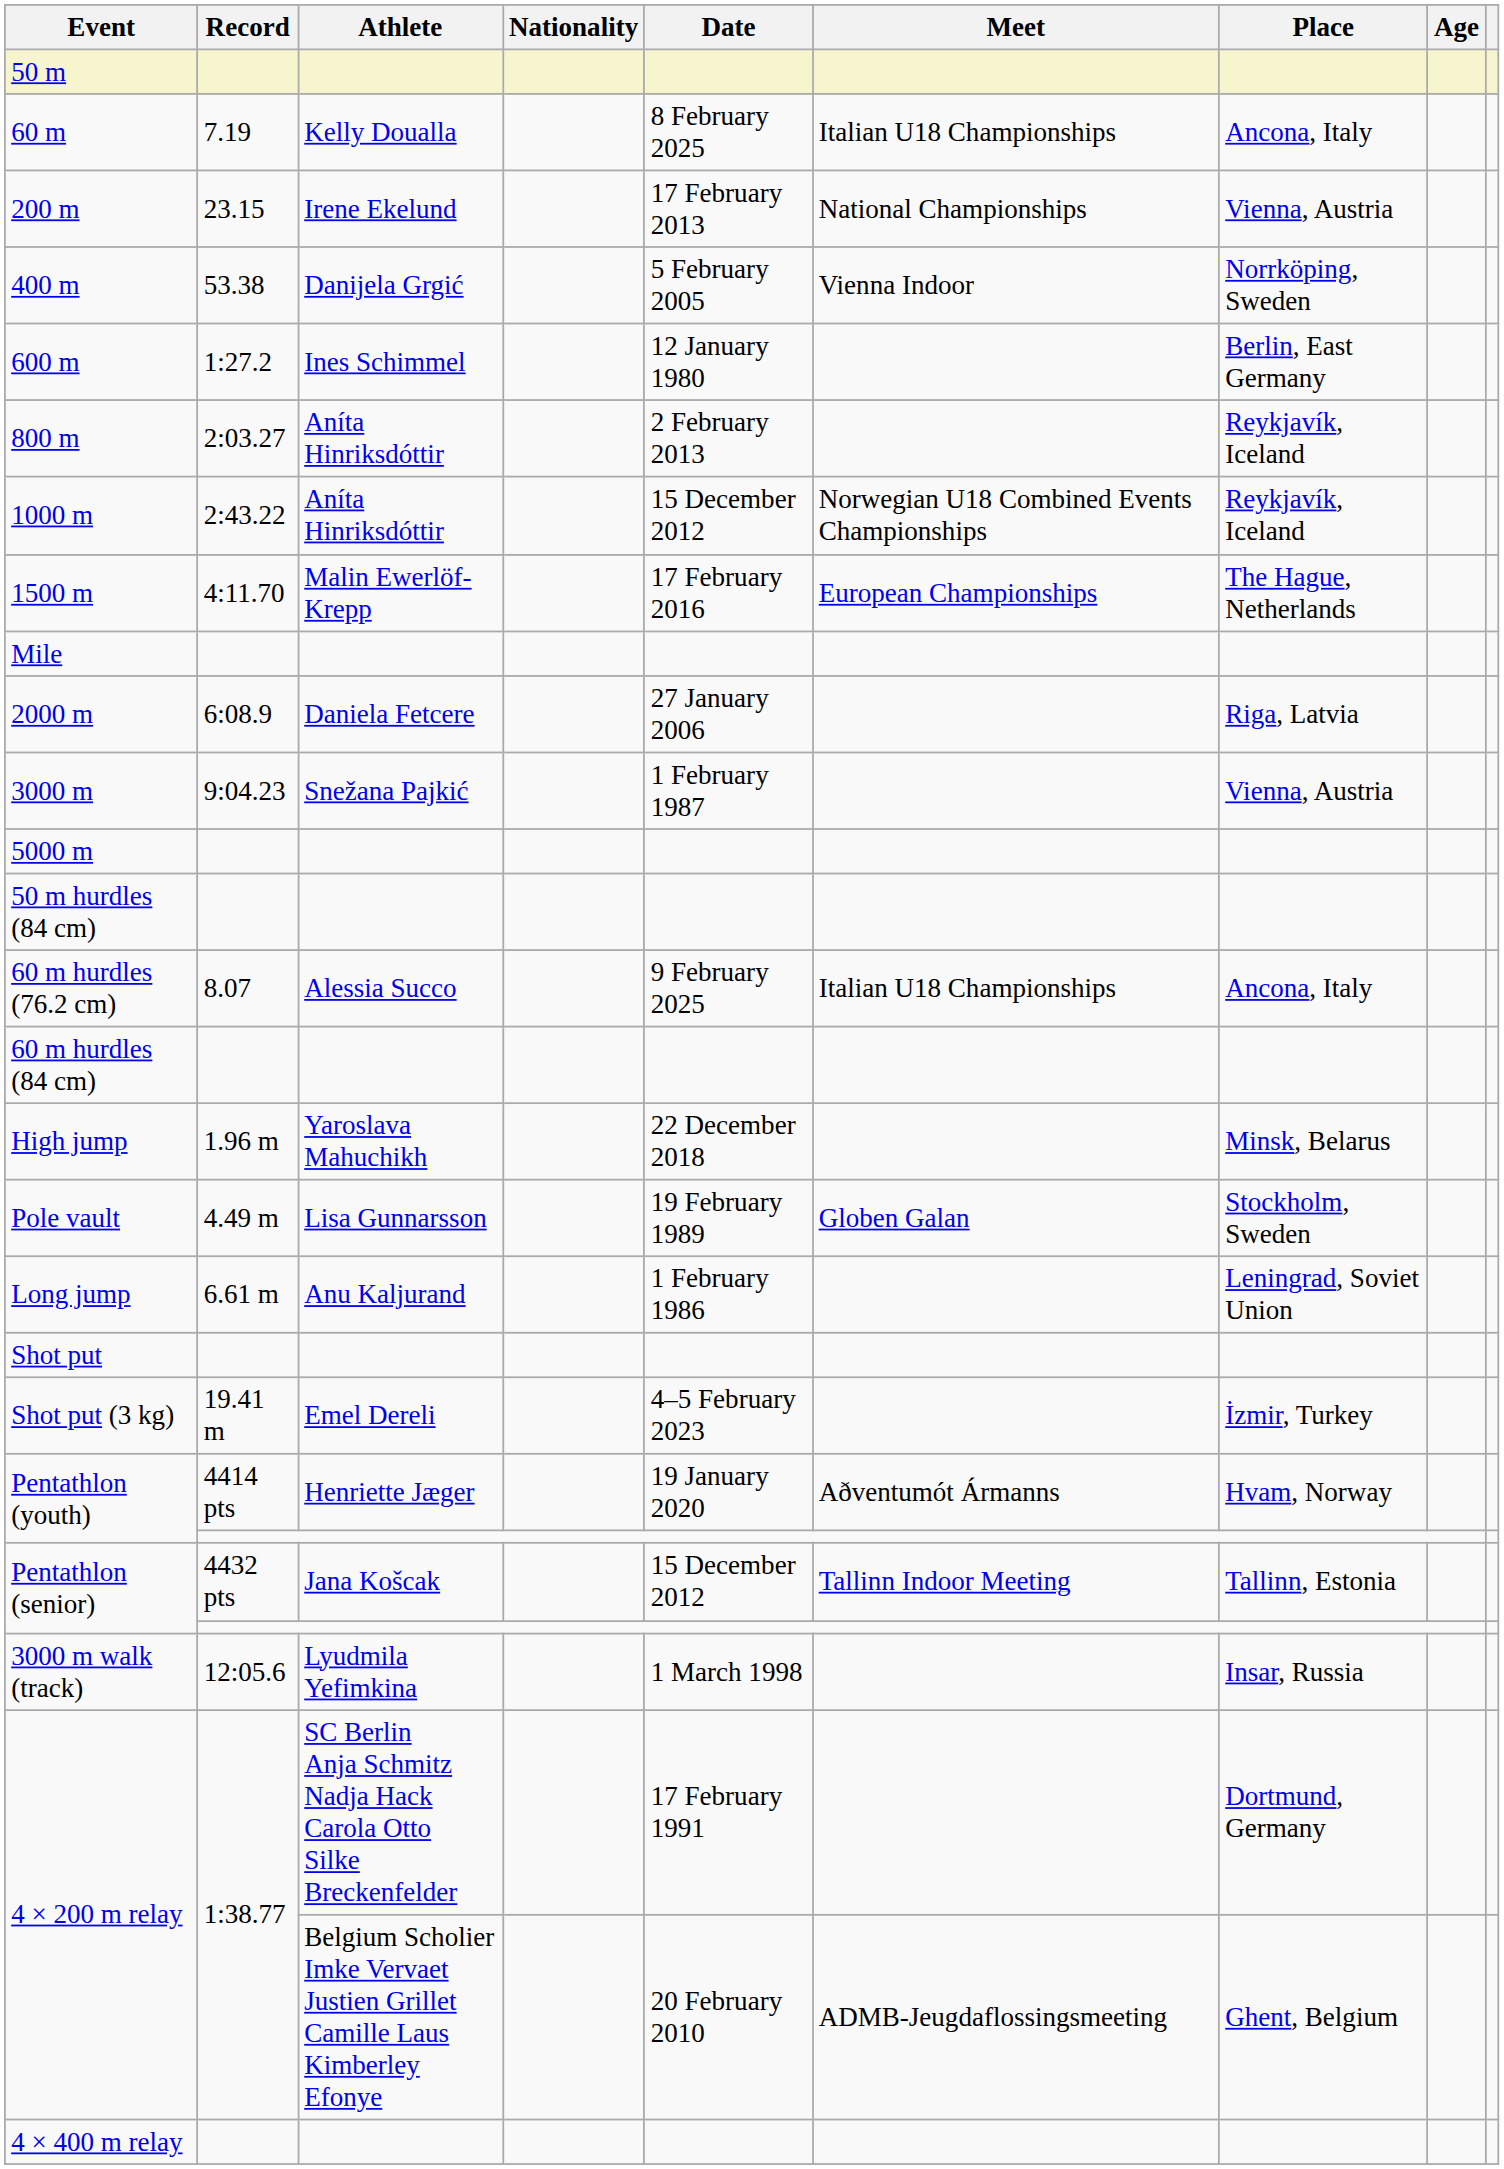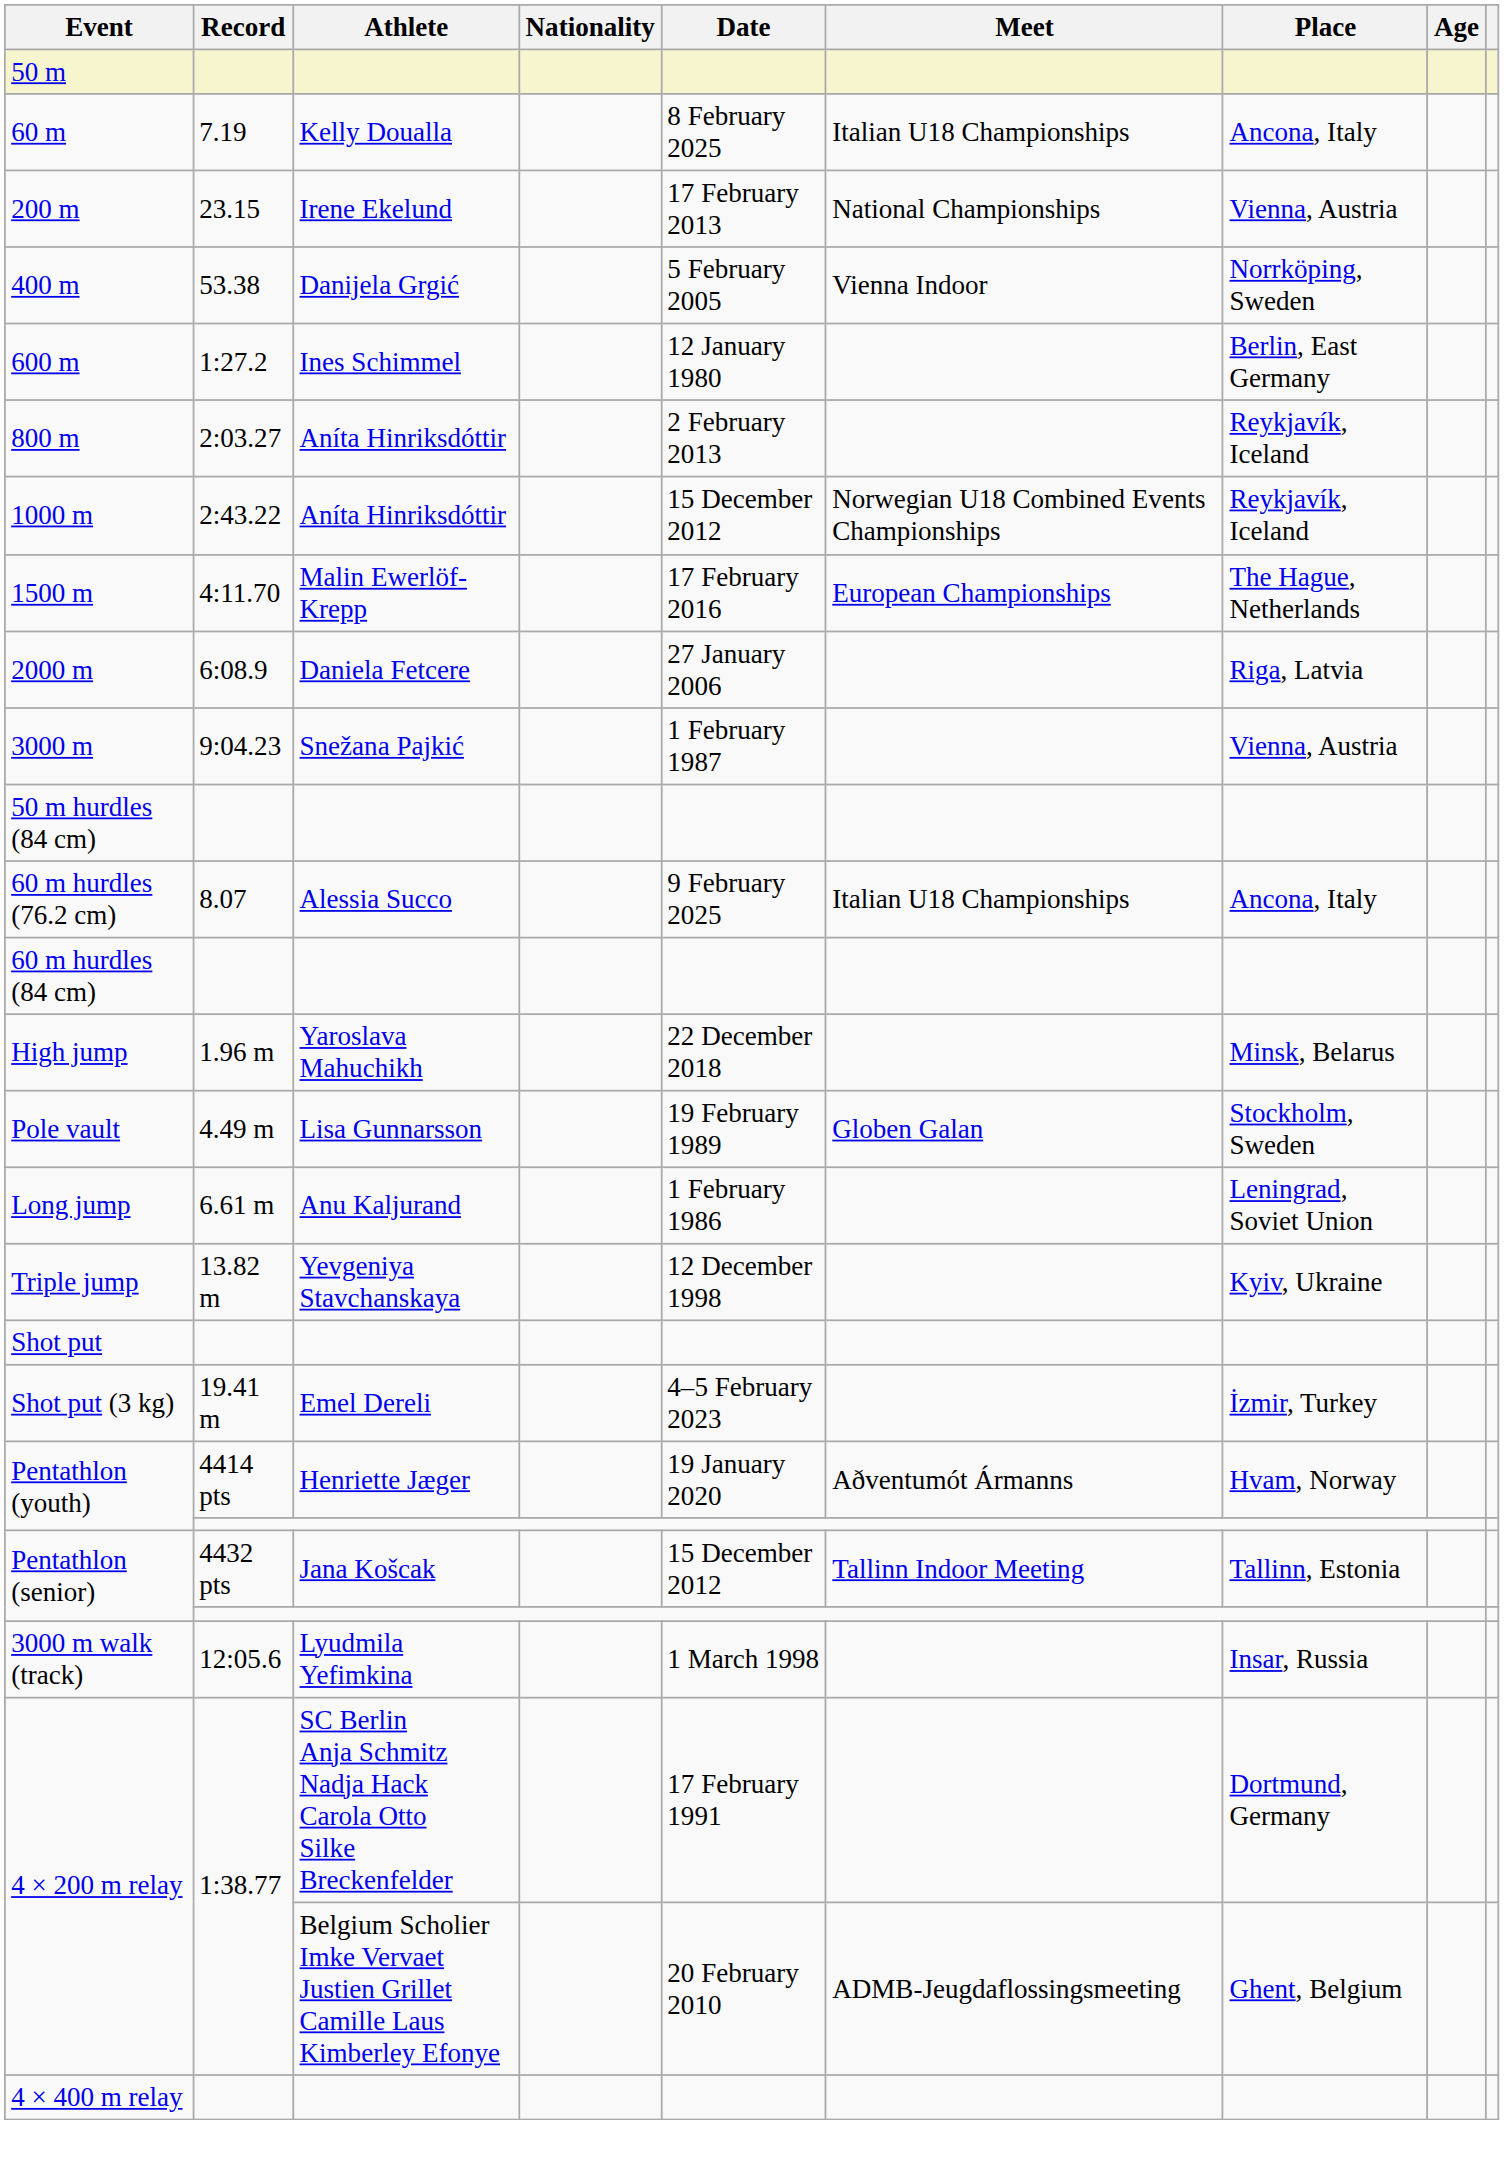- row: (37, 652)
- row: (52, 850)
+ row: (75, 1282)
